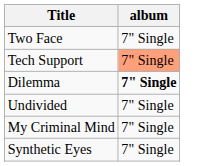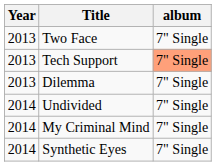+ column: (22, 15)
(149, 82) bold -> (182, 82) normal
